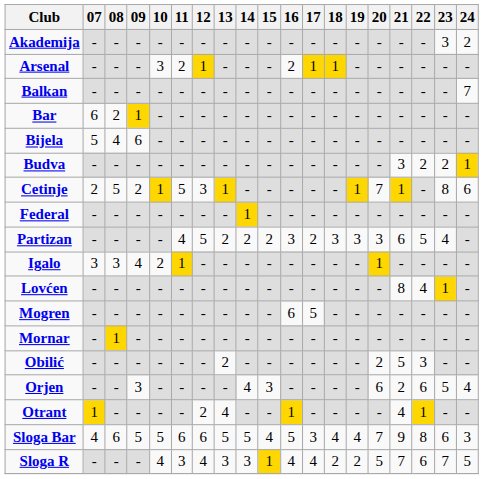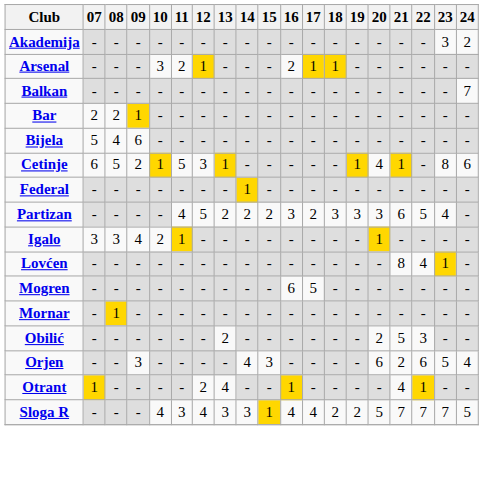(94, 116) 6 -> (94, 116) 2
- row: (44, 165)
(94, 190) 2 -> (94, 165) 6
(379, 190) 7 -> (379, 165) 4
- row: (44, 437)
(423, 461) 6 -> (423, 412) 7
